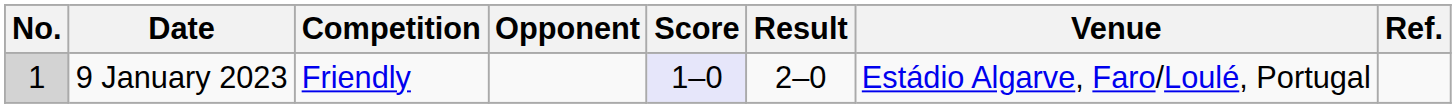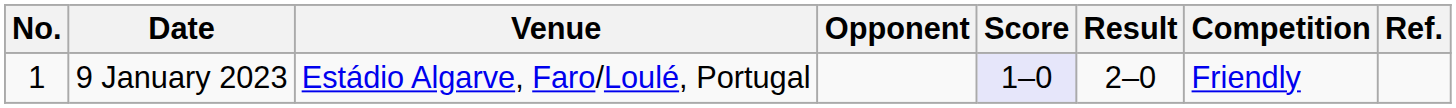columns swapped: (1116, 28) <-> (391, 28)
(37, 77) lightgrey background -> (37, 77) no background
